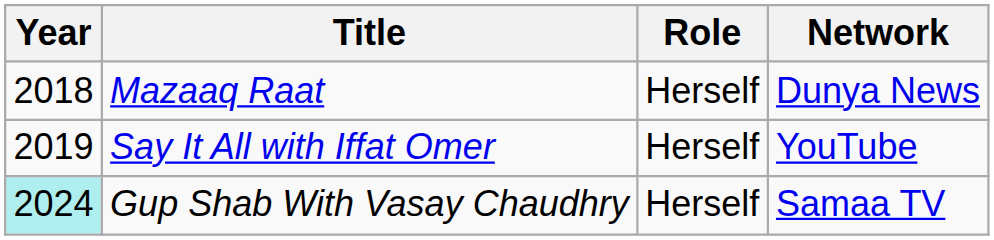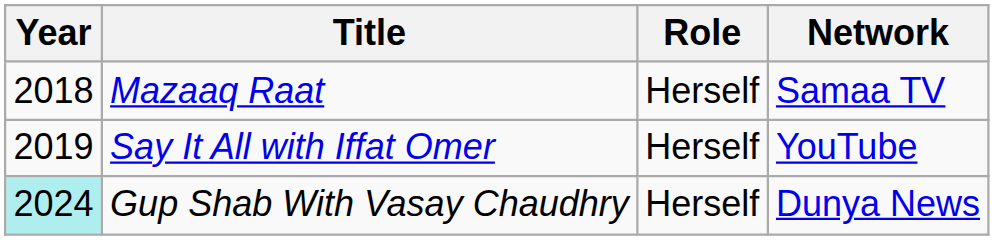(878, 90) Dunya News -> (861, 90) Samaa TV
(861, 204) Samaa TV -> (878, 204) Dunya News
